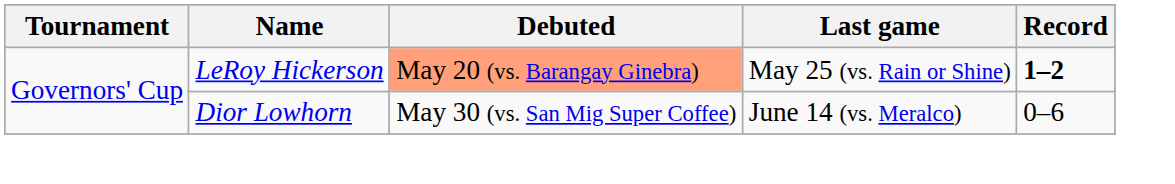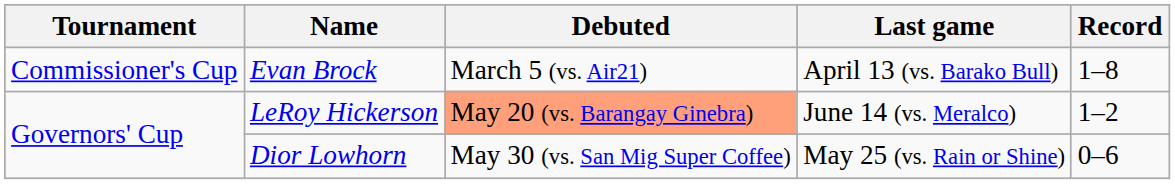+ row: (313, 69)
(880, 69) May 25 (vs. Rain or Shine) -> (910, 112) June 14 (vs. Meralco)
(1044, 69) bold -> (1098, 112) normal
(855, 112) June 14 (vs. Meralco) -> (934, 155) May 25 (vs. Rain or Shine)
